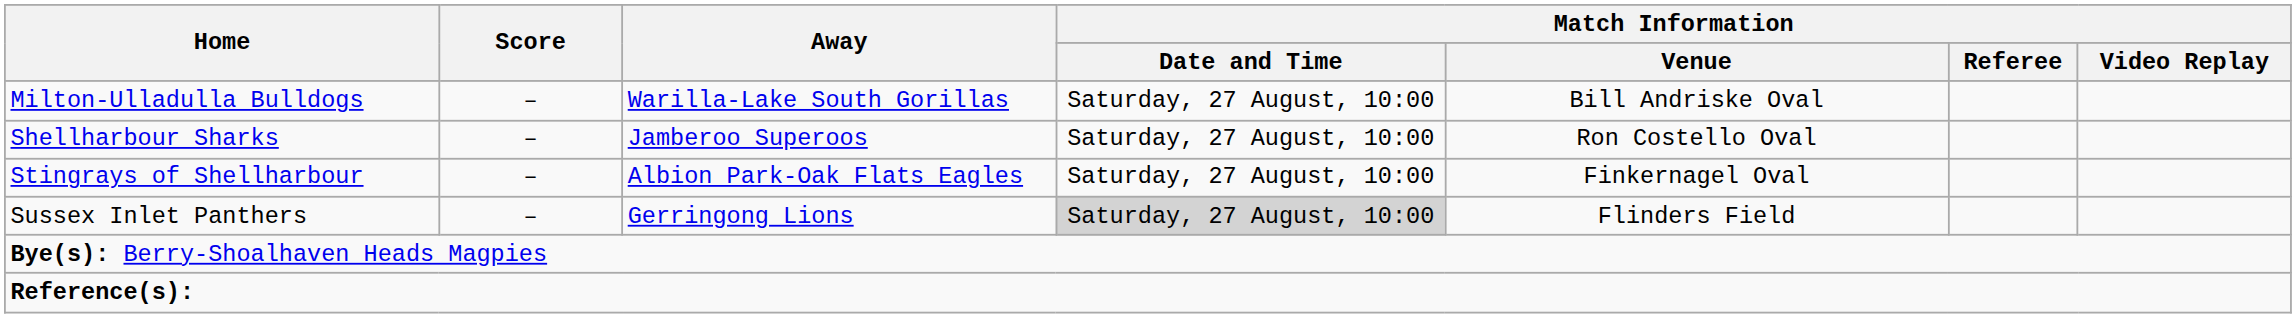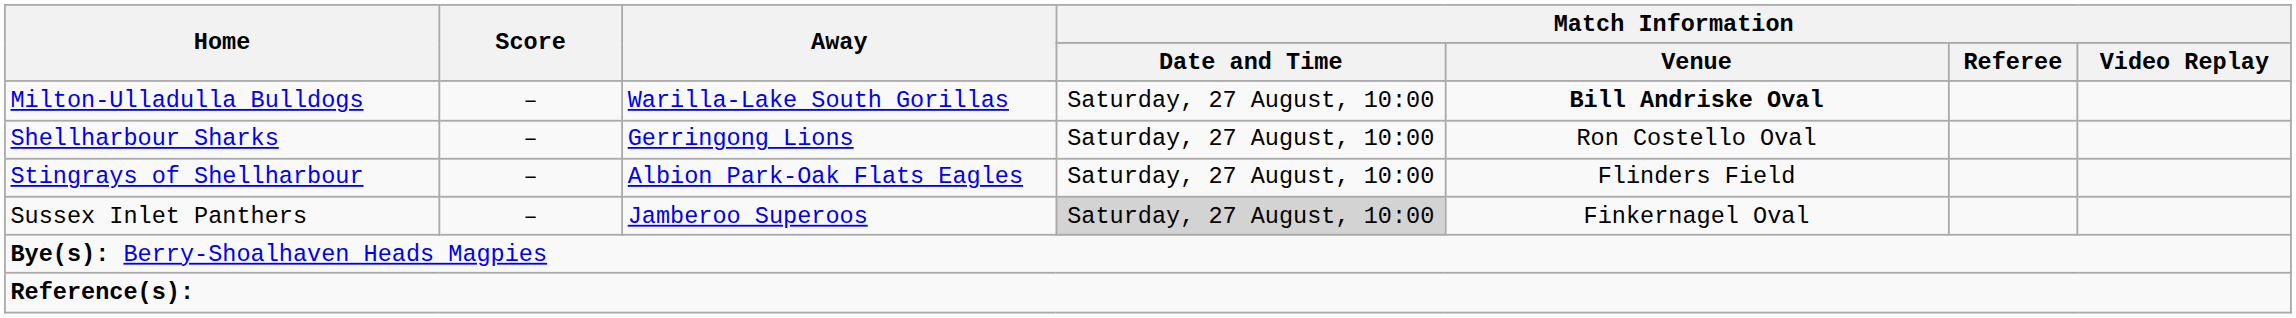(1697, 101) normal -> (1697, 101) bold
(748, 139) Jamberoo Superoos -> (741, 139) Gerringong Lions
(1697, 177) Finkernagel Oval -> (1697, 177) Flinders Field
(741, 216) Gerringong Lions -> (748, 216) Jamberoo Superoos
(1697, 216) Flinders Field -> (1697, 216) Finkernagel Oval
